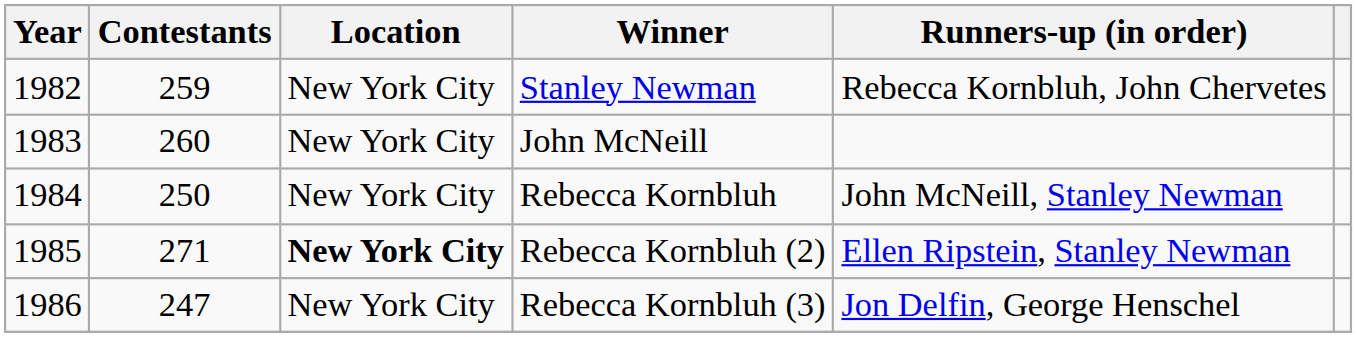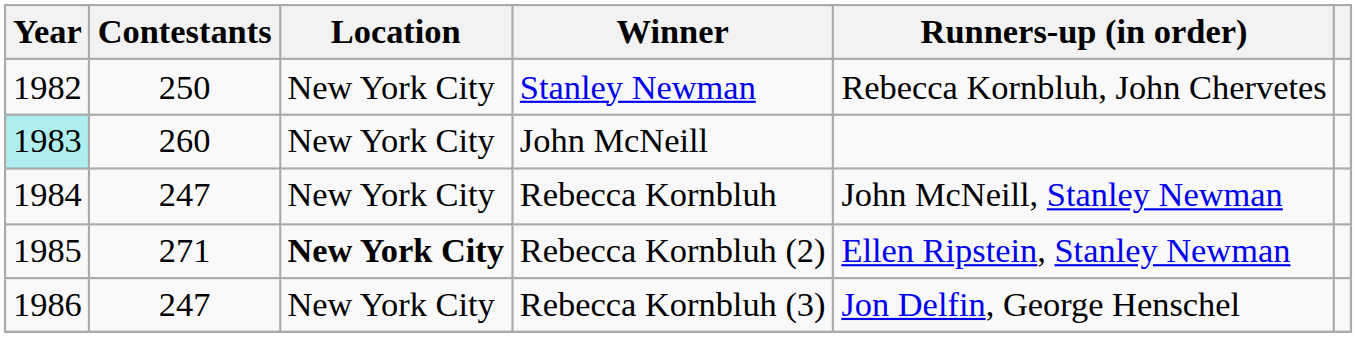(185, 86) 259 -> (185, 86) 250
(47, 140) no background -> (47, 140) paleturquoise background
(185, 195) 250 -> (185, 195) 247
